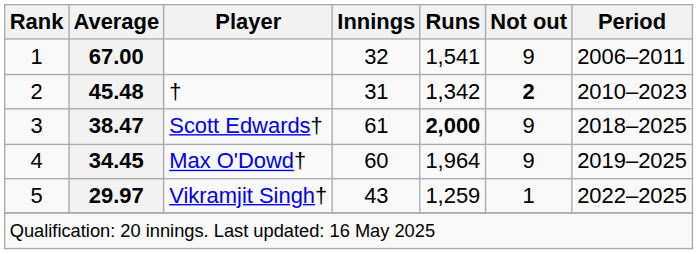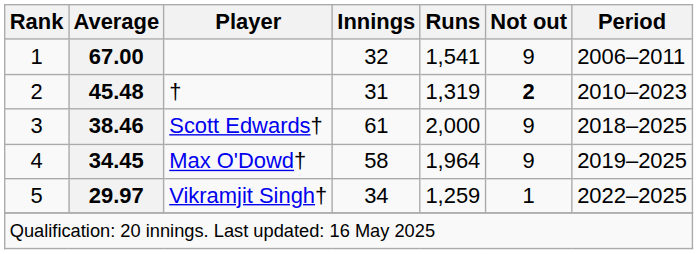(453, 91) 1,342 -> (453, 91) 1,319
(116, 126) 38.47 -> (116, 126) 38.46
(453, 126) bold -> (453, 126) normal
(376, 160) 60 -> (376, 160) 58
(376, 195) 43 -> (376, 195) 34
